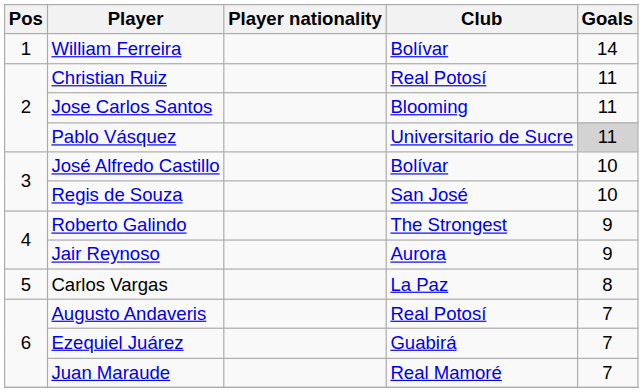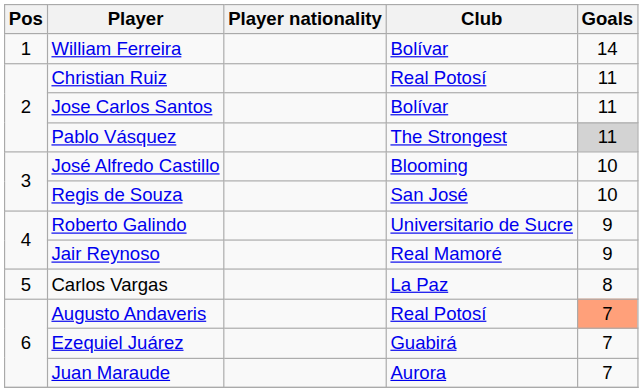(429, 107) Blooming -> (419, 107) Bolívar
(482, 136) Universitario de Sucre -> (449, 136) The Strongest
(419, 166) Bolívar -> (429, 166) Blooming
(449, 225) The Strongest -> (482, 225) Universitario de Sucre
(418, 254) Aurora -> (446, 254) Real Mamoré
(607, 313) no background -> (607, 313) lightsalmon background
(446, 372) Real Mamoré -> (418, 372) Aurora
